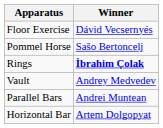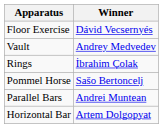rows swapped: (39, 47) <-> (18, 81)
(110, 64) bold -> (107, 64) normal
